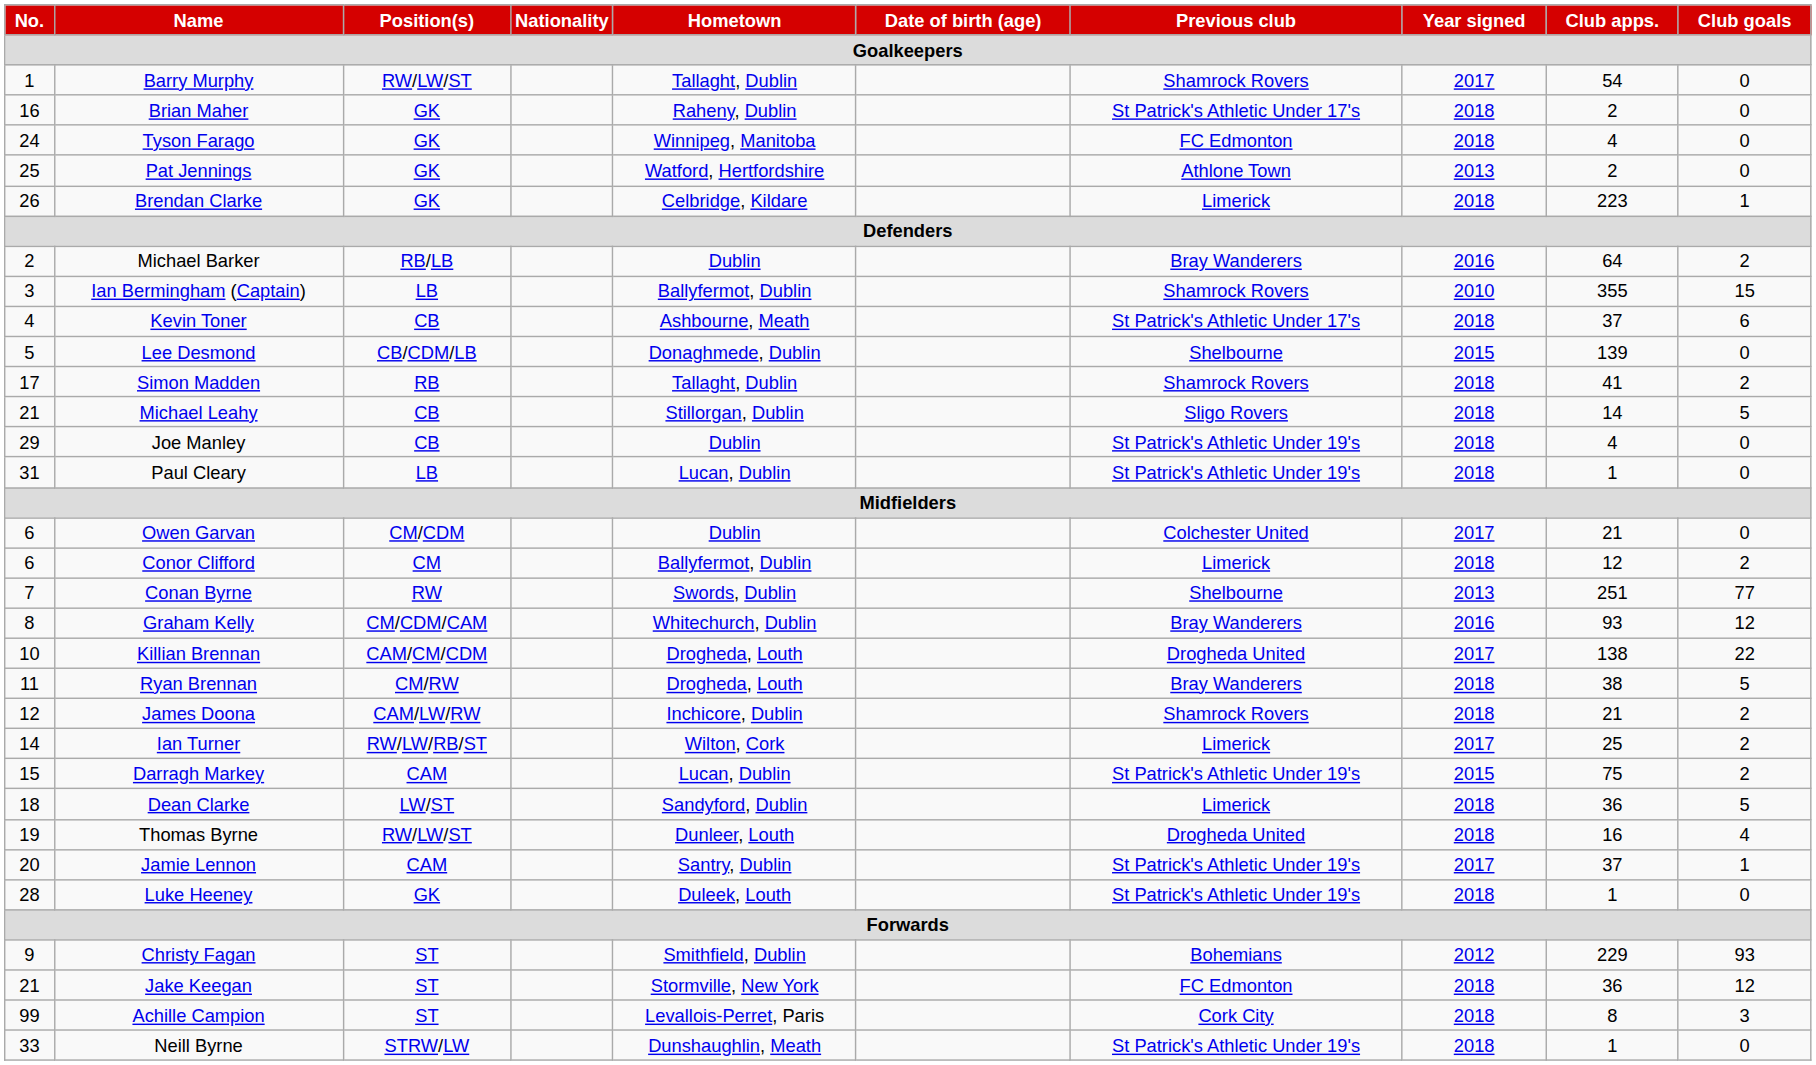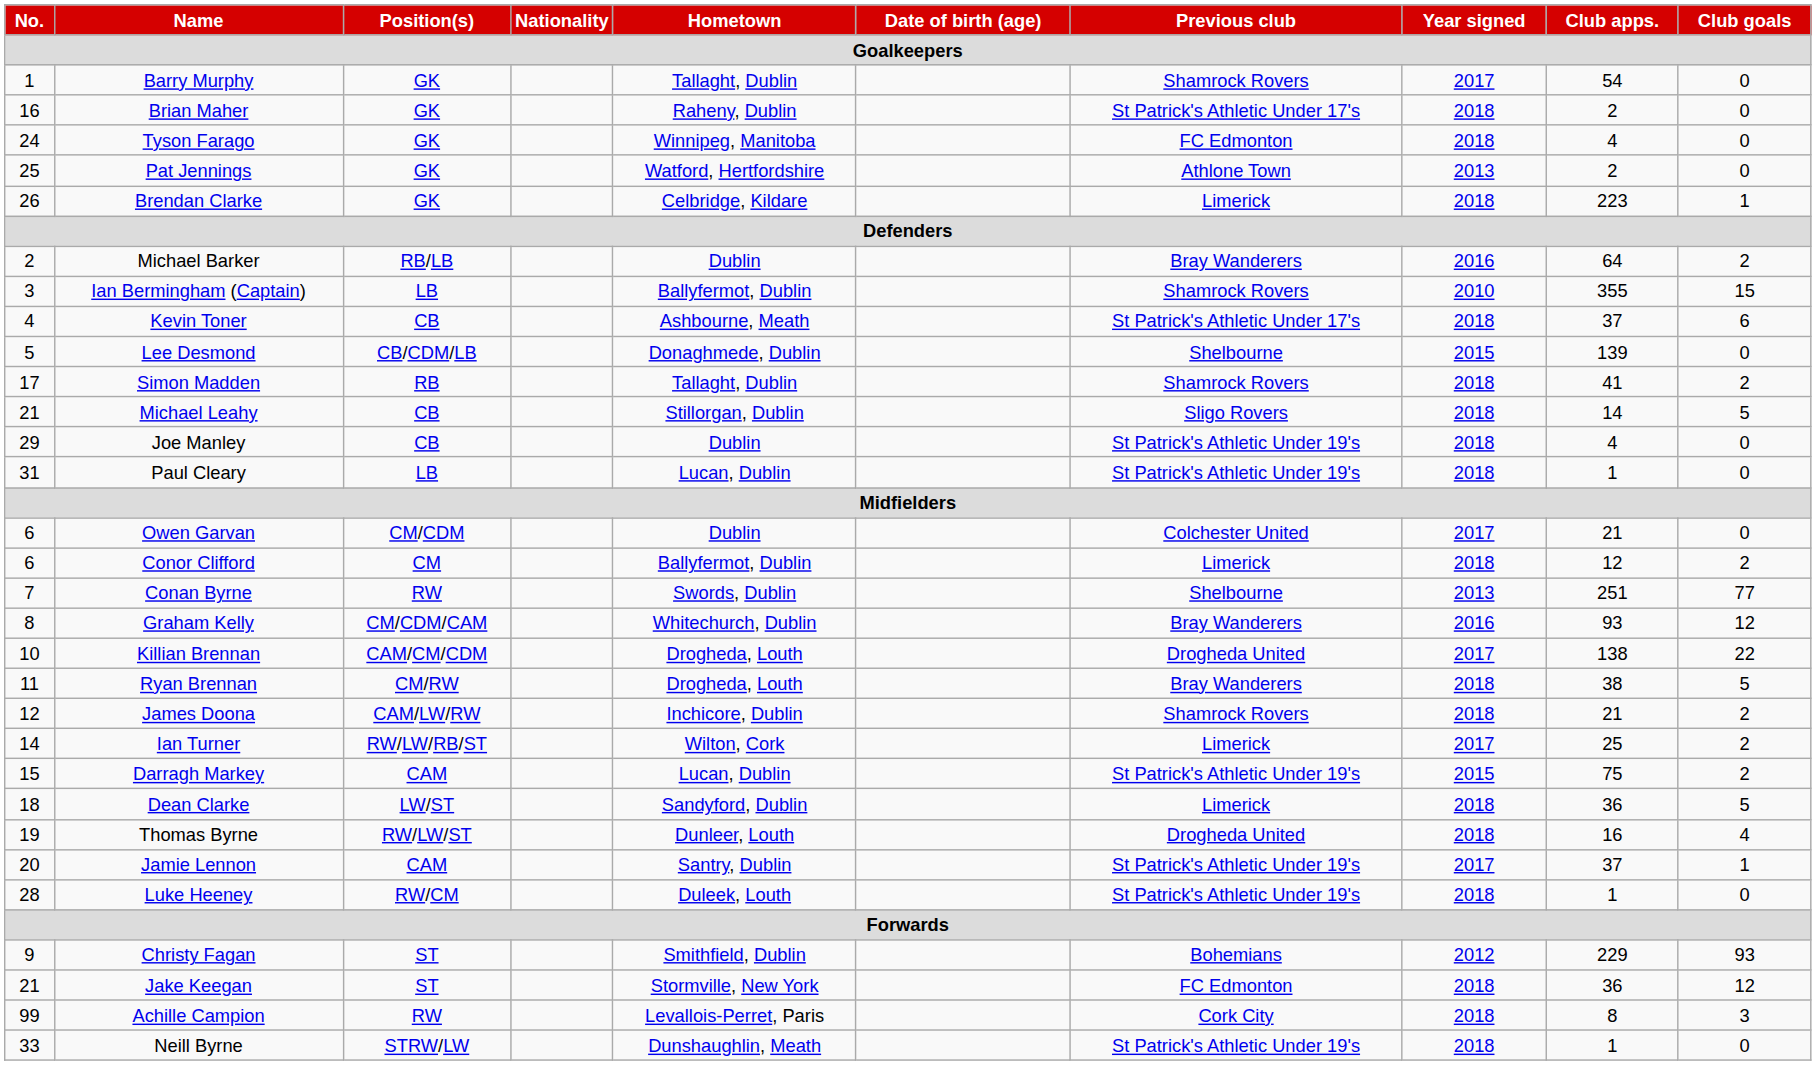(427, 80) RW/LW/ST -> (427, 80) GK
(427, 894) GK -> (427, 894) RW/CM
(427, 1015) ST -> (427, 1015) RW
